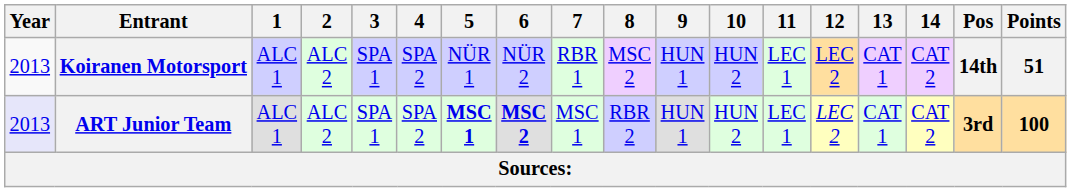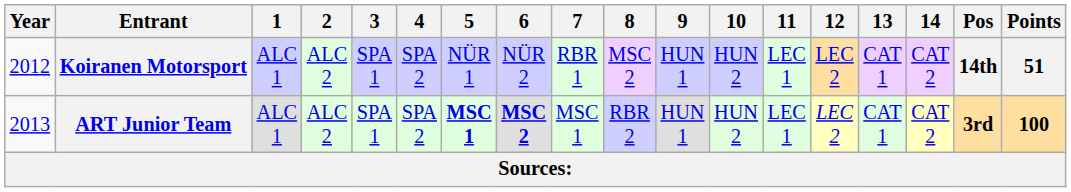(30, 66) 2013 -> (30, 66) 2012
(30, 123) lavender background -> (30, 123) no background
